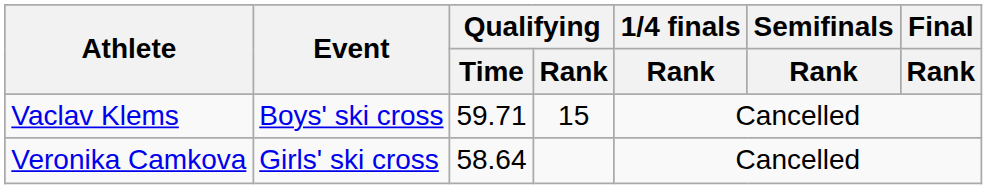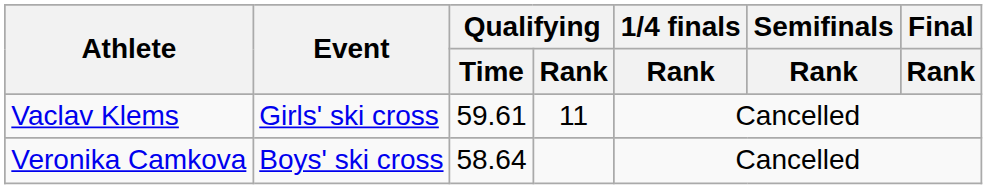(351, 115) Boys' ski cross -> (349, 115) Girls' ski cross
(491, 115) 59.71 -> (491, 115) 59.61
(574, 115) 15 -> (574, 115) 11
(349, 159) Girls' ski cross -> (351, 159) Boys' ski cross
